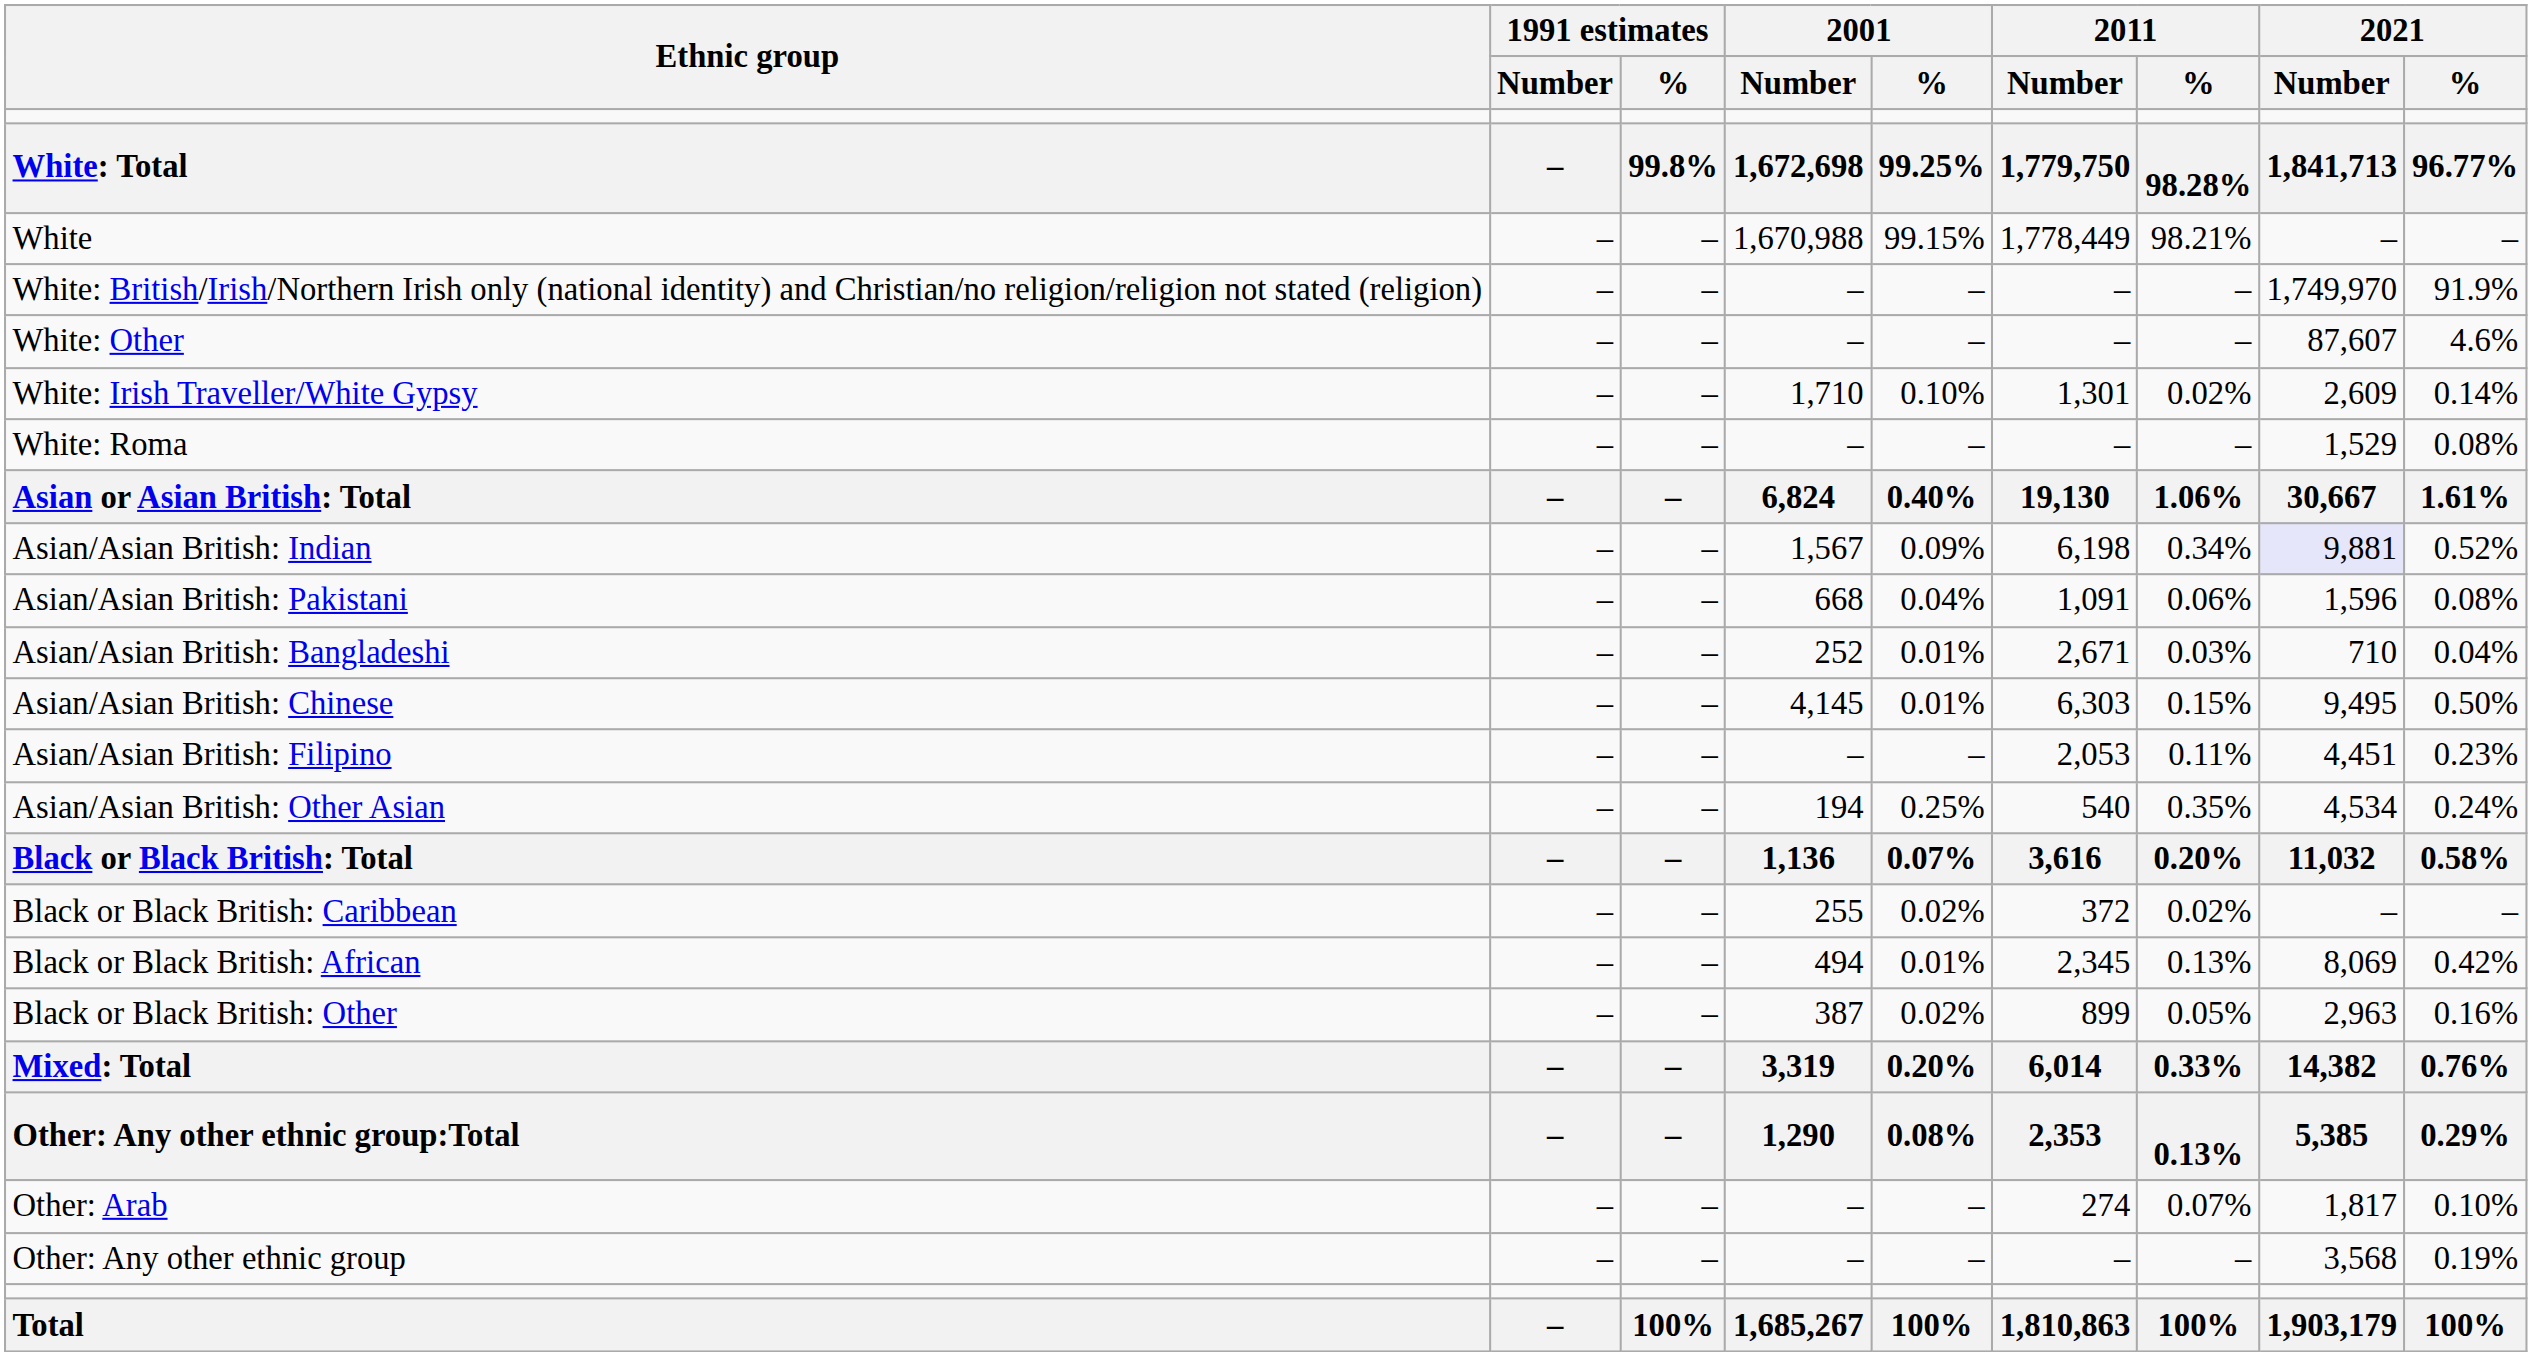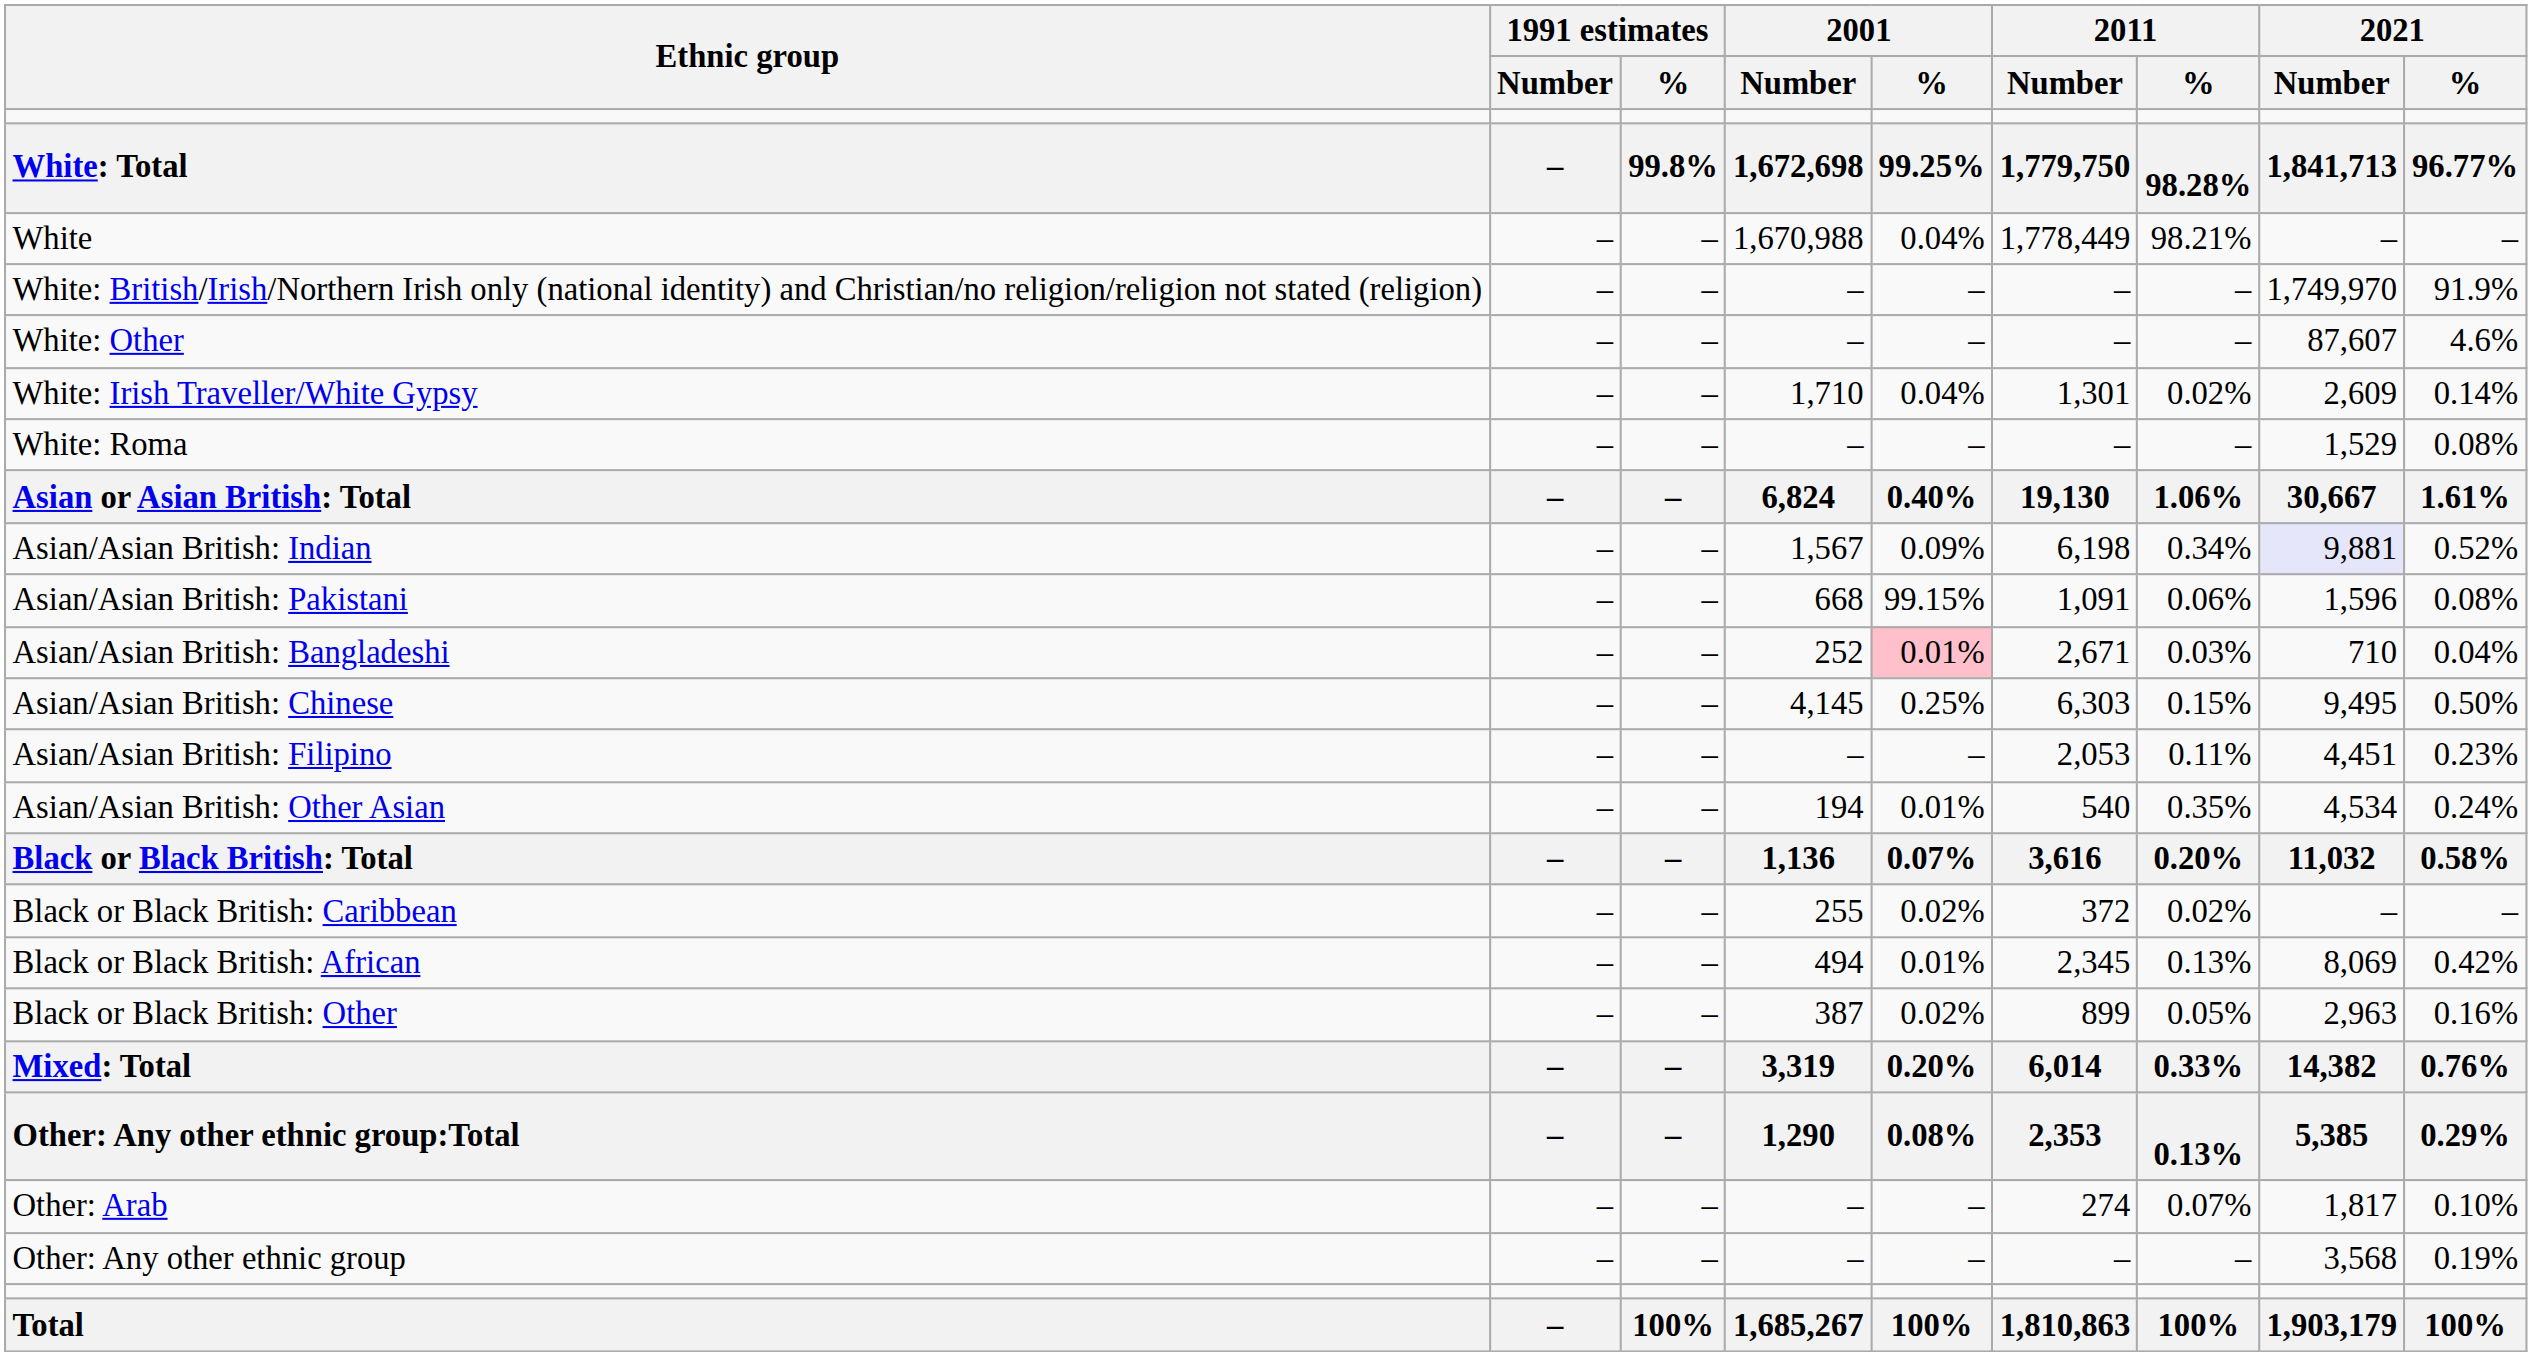(1934, 237) 99.15% -> (1942, 237) 0.04%
(1942, 392) 0.10% -> (1942, 392) 0.04%
(1942, 599) 0.04% -> (1934, 599) 99.15%
(1942, 651) no background -> (1942, 651) pink background
(1942, 703) 0.01% -> (1942, 703) 0.25%
(1942, 806) 0.25% -> (1942, 806) 0.01%
